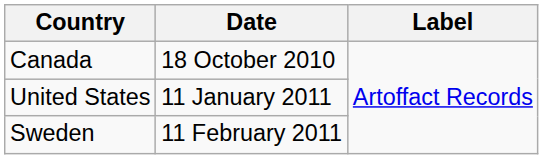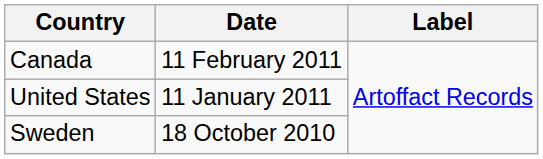(248, 60) 18 October 2010 -> (252, 60) 11 February 2011
(252, 134) 11 February 2011 -> (248, 134) 18 October 2010
